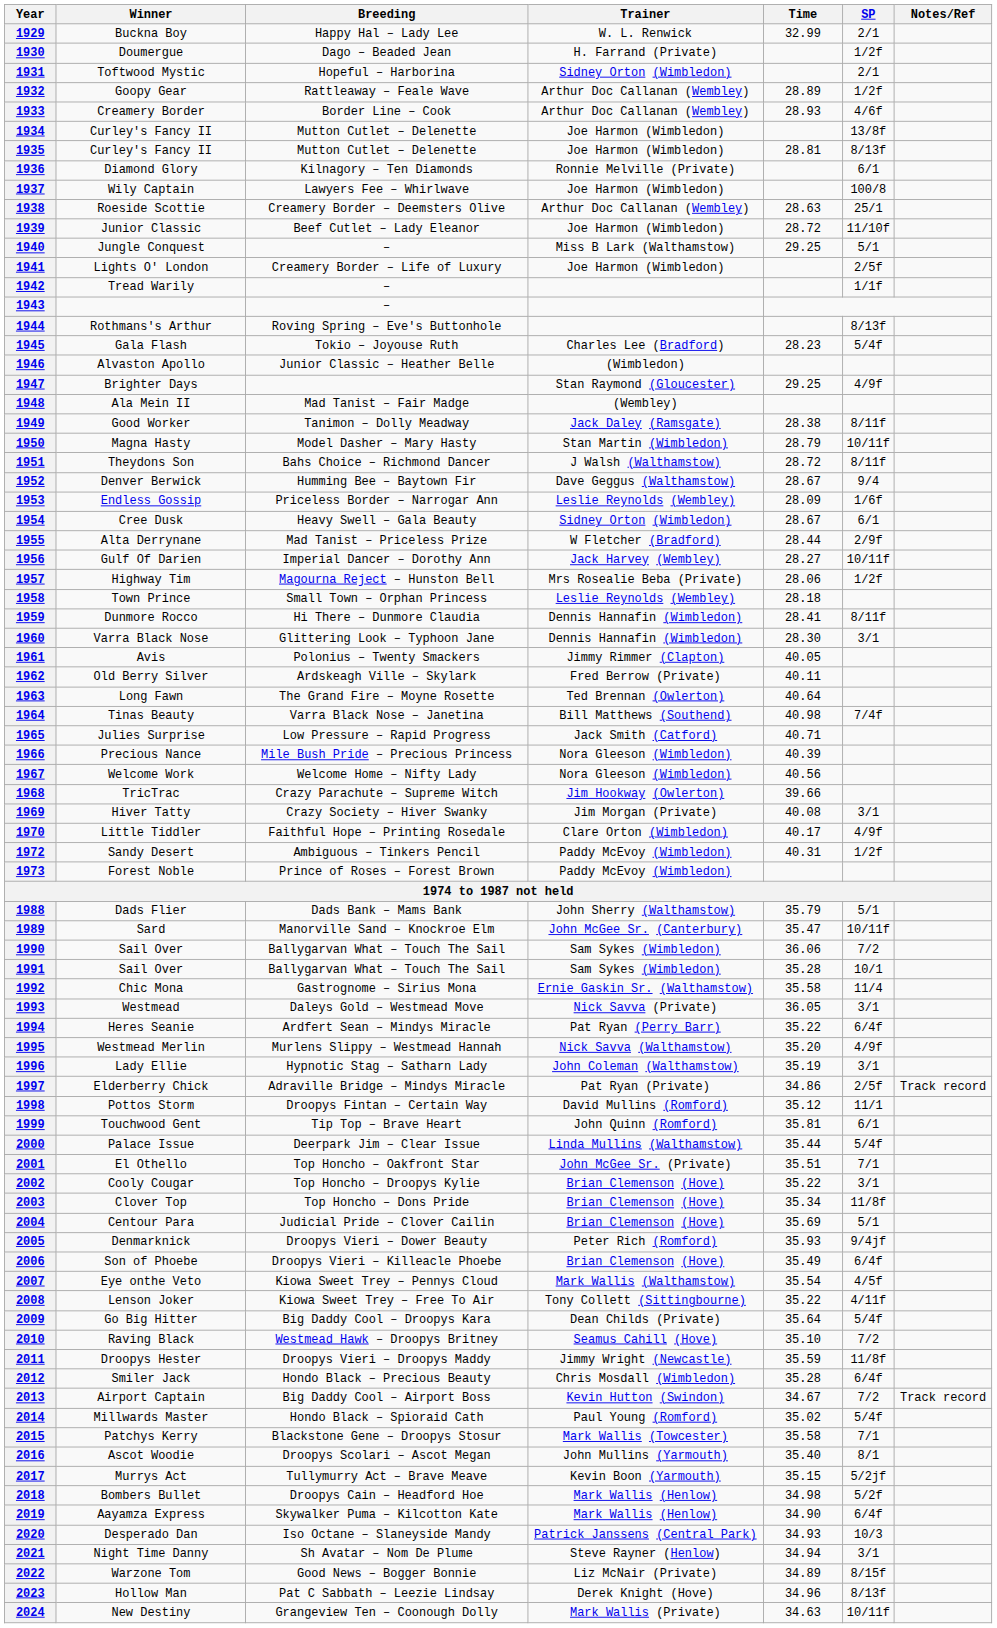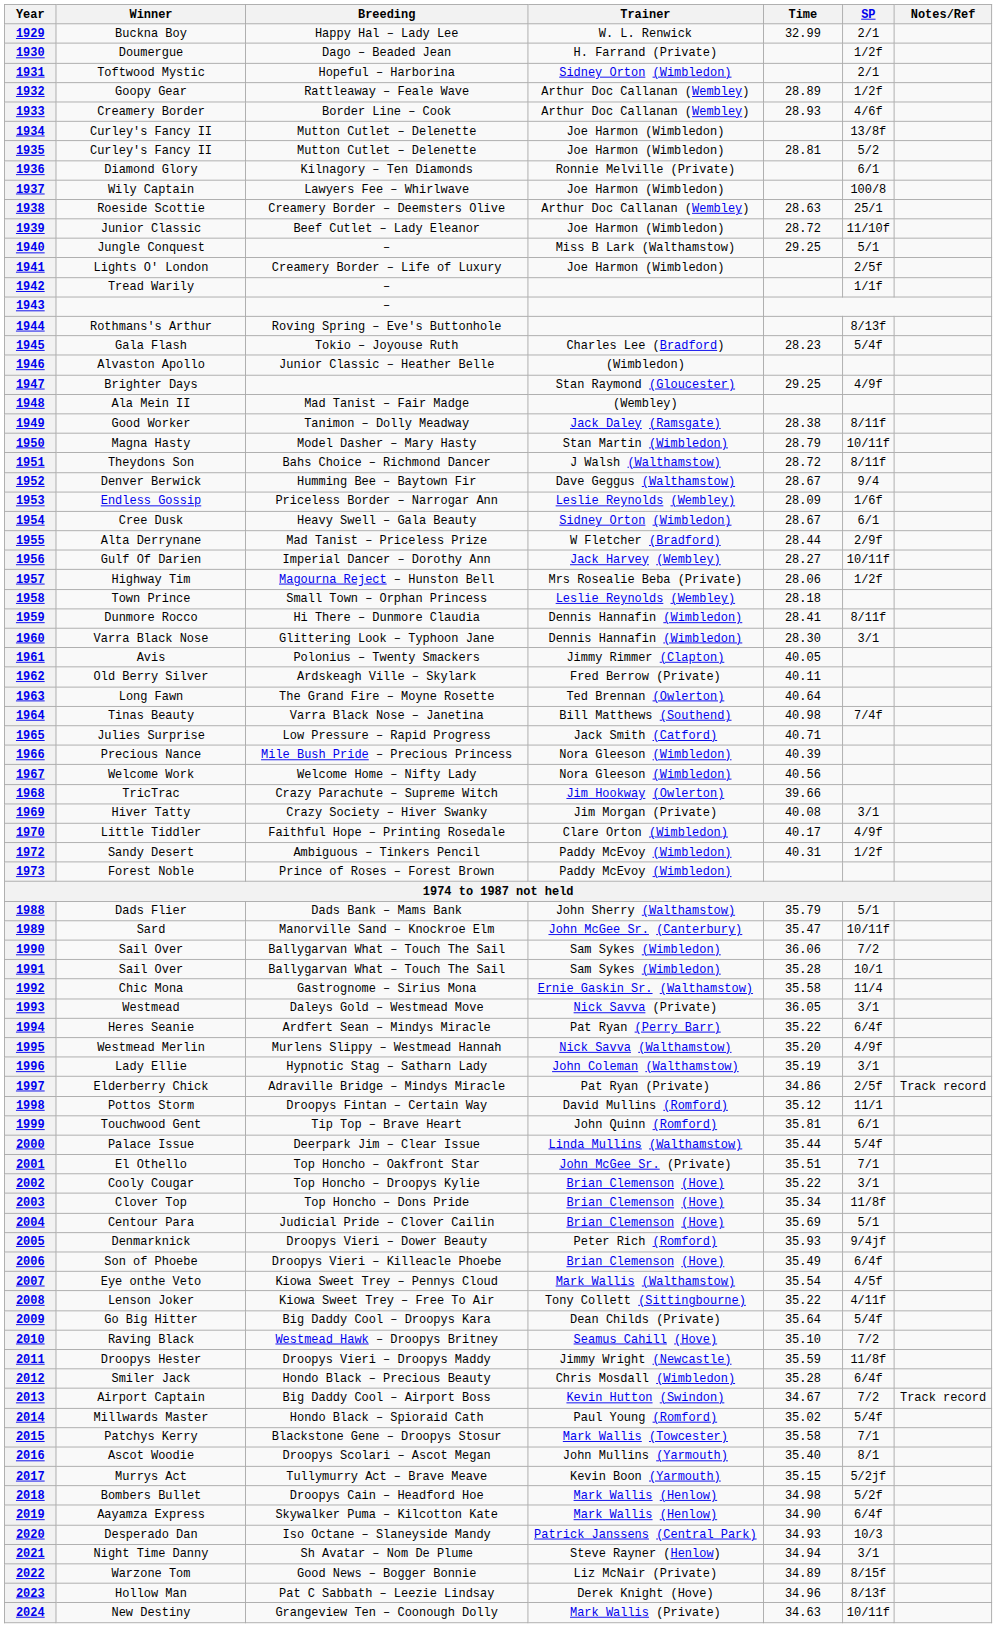(868, 151) 8/13f -> (868, 151) 5/2
